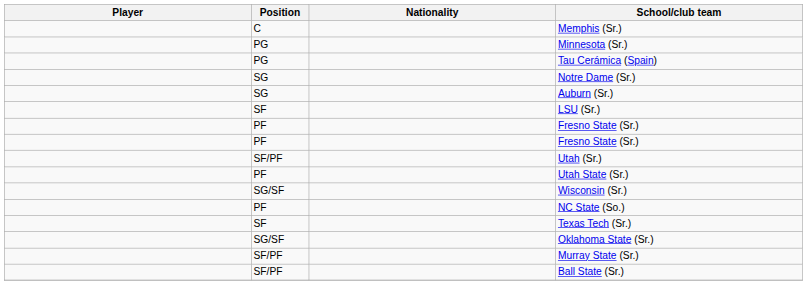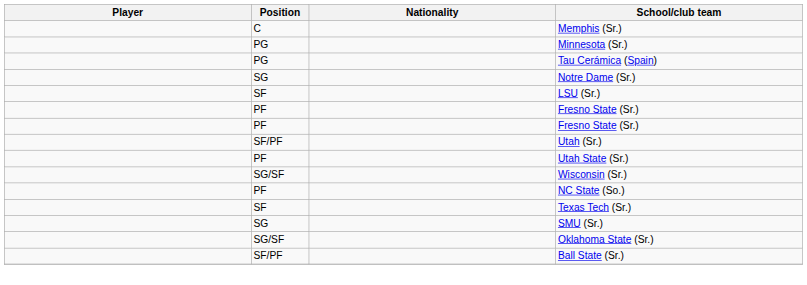- row: (261, 93)
+ row: (261, 223)
- row: (268, 256)
